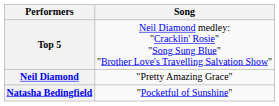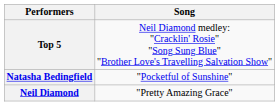rows swapped: (49, 93) <-> (49, 77)
